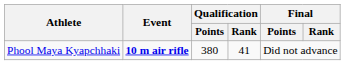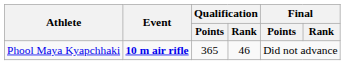(210, 50) 380 -> (210, 50) 365
(244, 50) 41 -> (244, 50) 46
